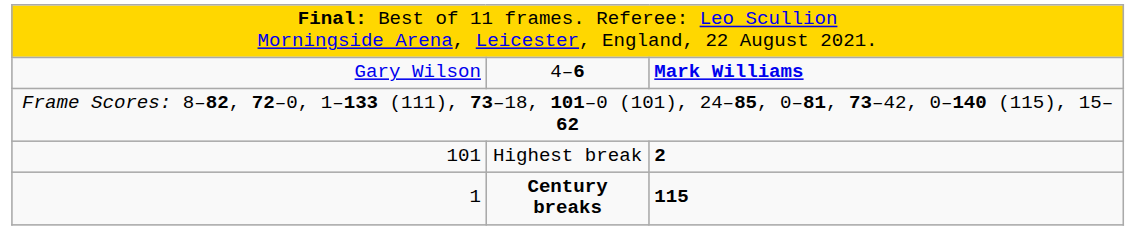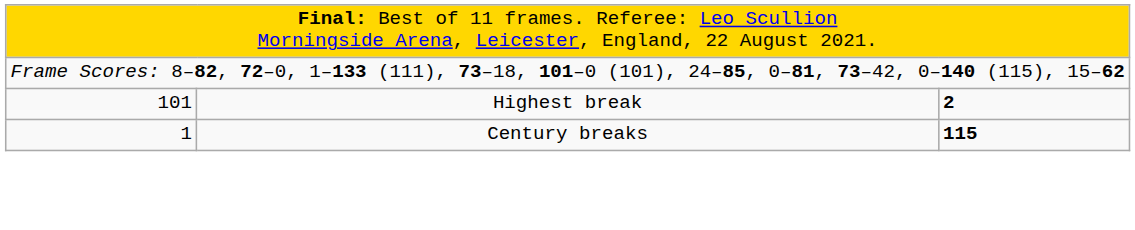- row: (418, 73)
(568, 198) bold -> (568, 135) normal
